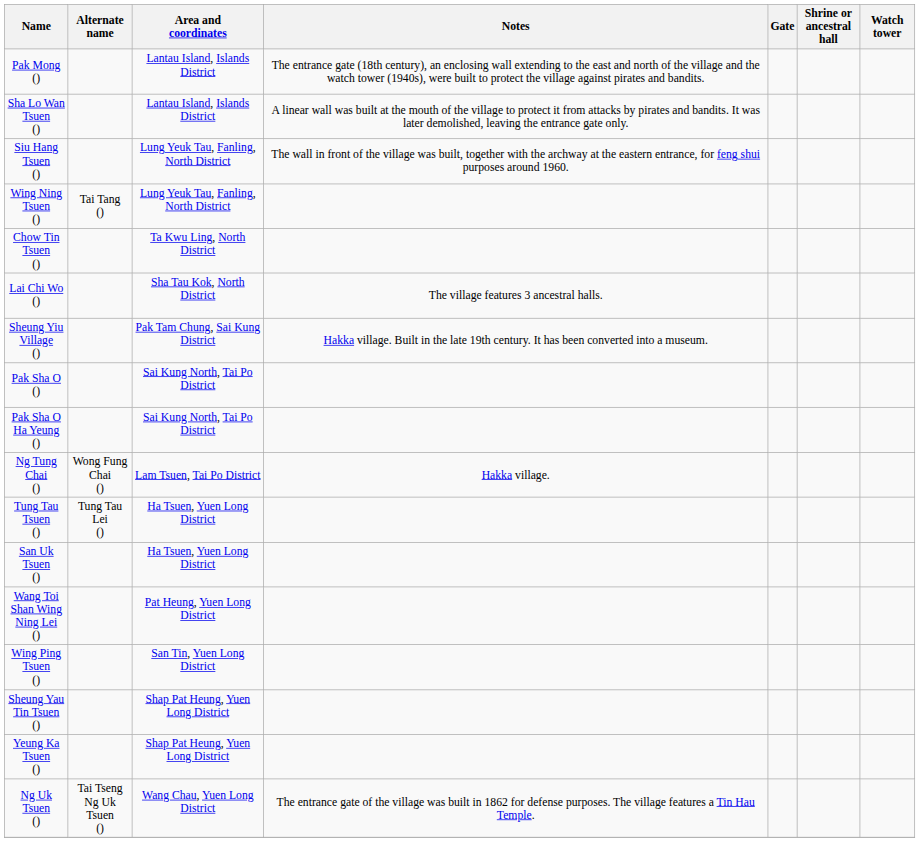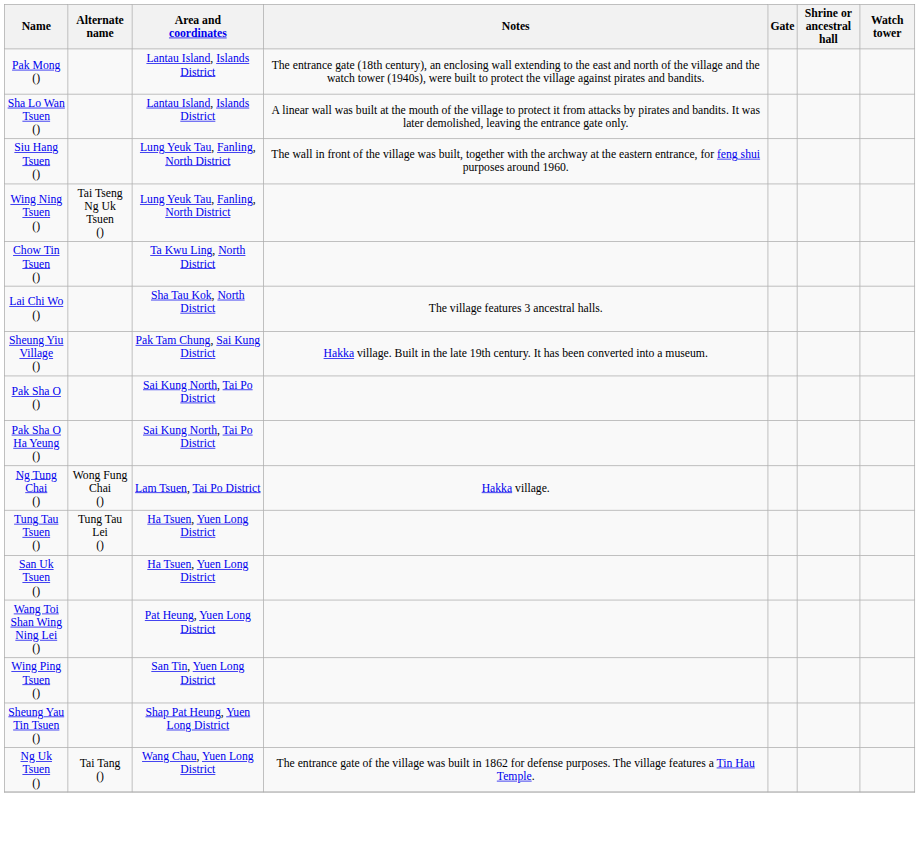(100, 206) Tai Tang () -> (100, 212) Tai Tseng Ng Uk Tsuen ()
- row: (36, 756)
(100, 808) Tai Tseng Ng Uk Tsuen () -> (100, 770) Tai Tang ()
